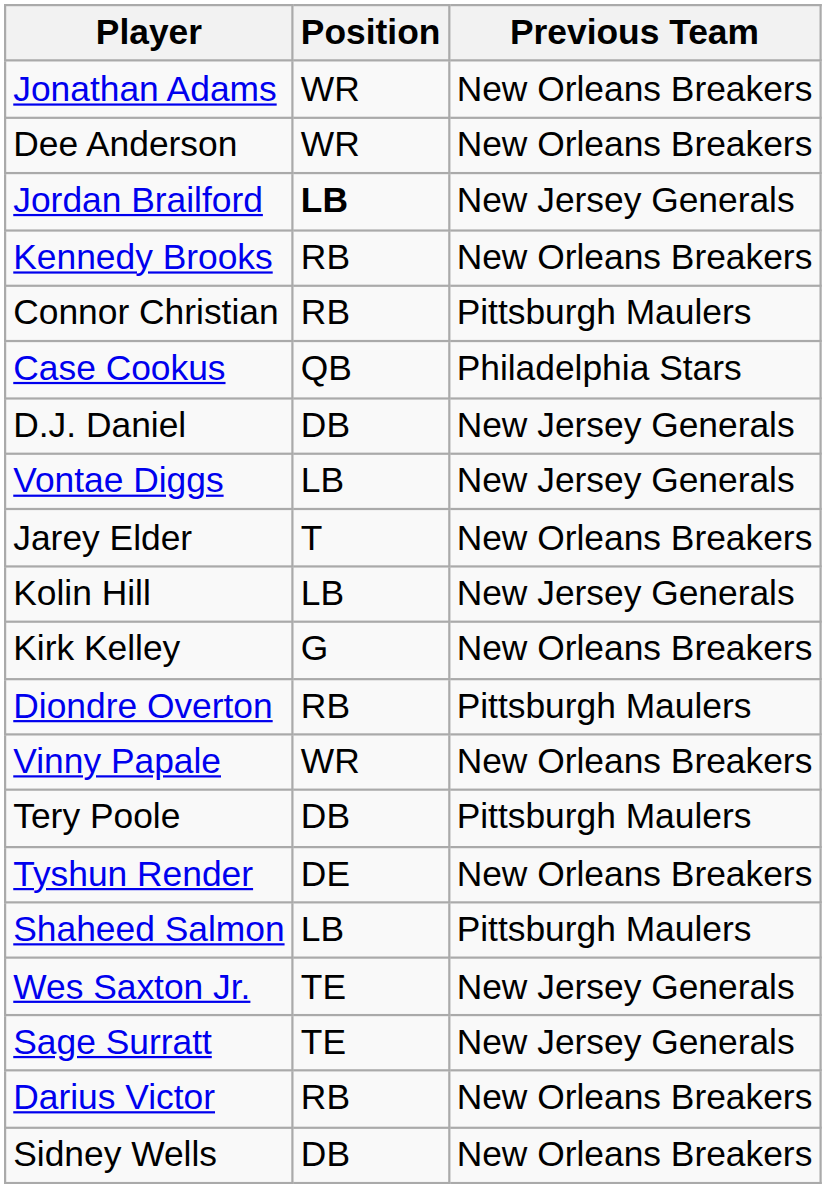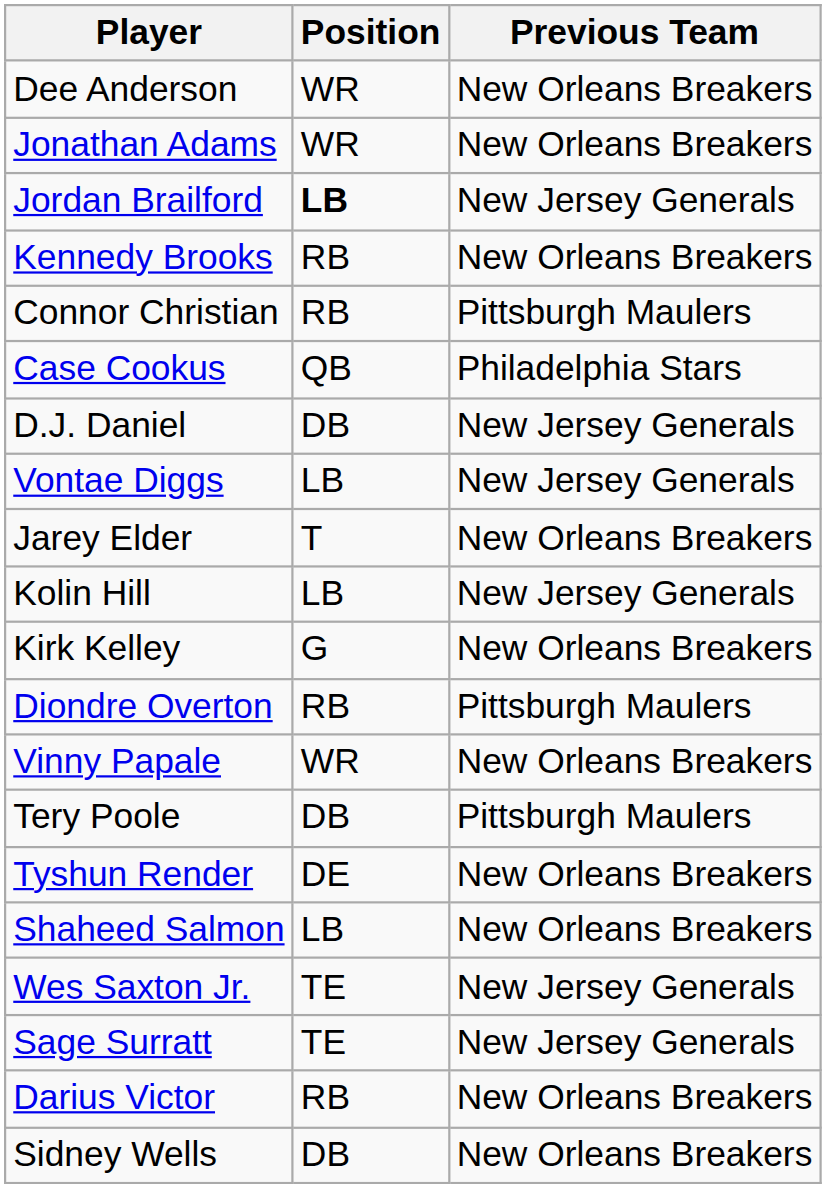rows swapped: (145, 88) <-> (125, 144)
(604, 929) Pittsburgh Maulers -> (634, 929) New Orleans Breakers
